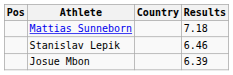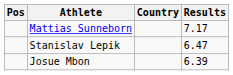(196, 29) 7.18 -> (196, 29) 7.17
(196, 45) 6.46 -> (196, 45) 6.47
